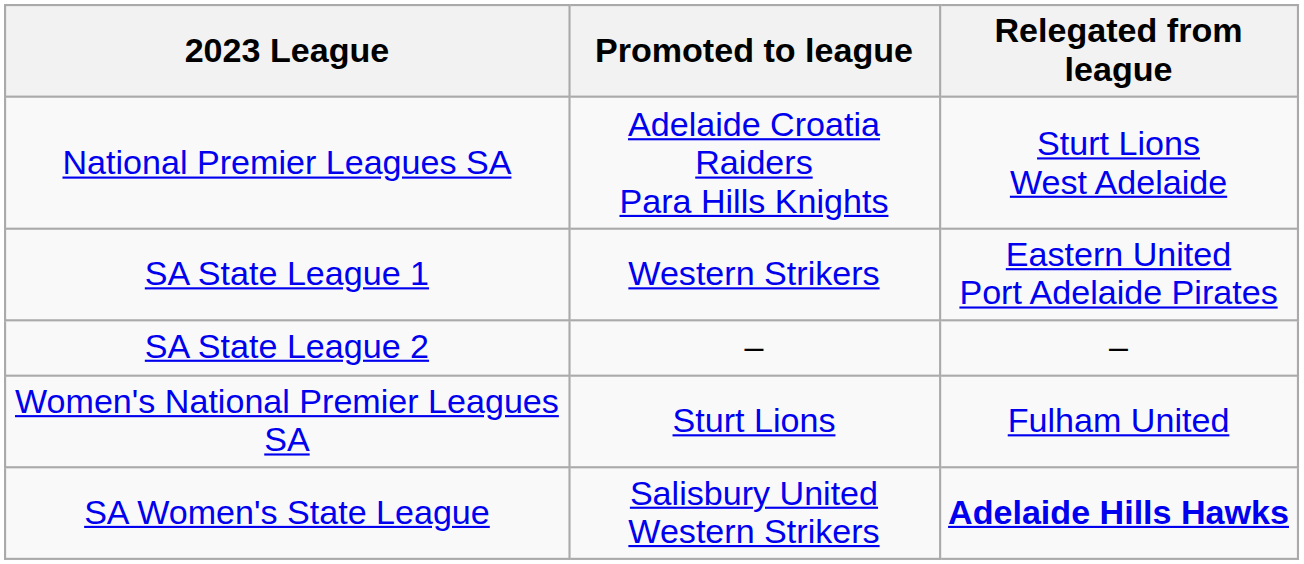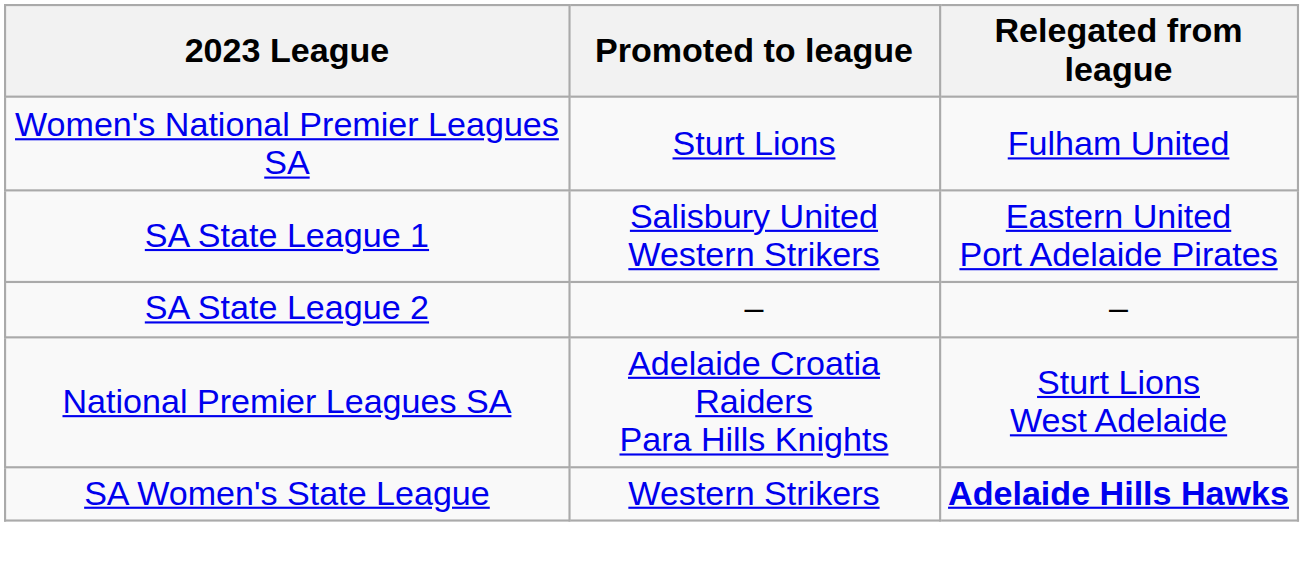rows swapped: (287, 162) <-> (287, 420)
(754, 273) Western Strikers -> (754, 235) Salisbury United Western Strikers
(754, 512) Salisbury United Western Strikers -> (754, 493) Western Strikers
